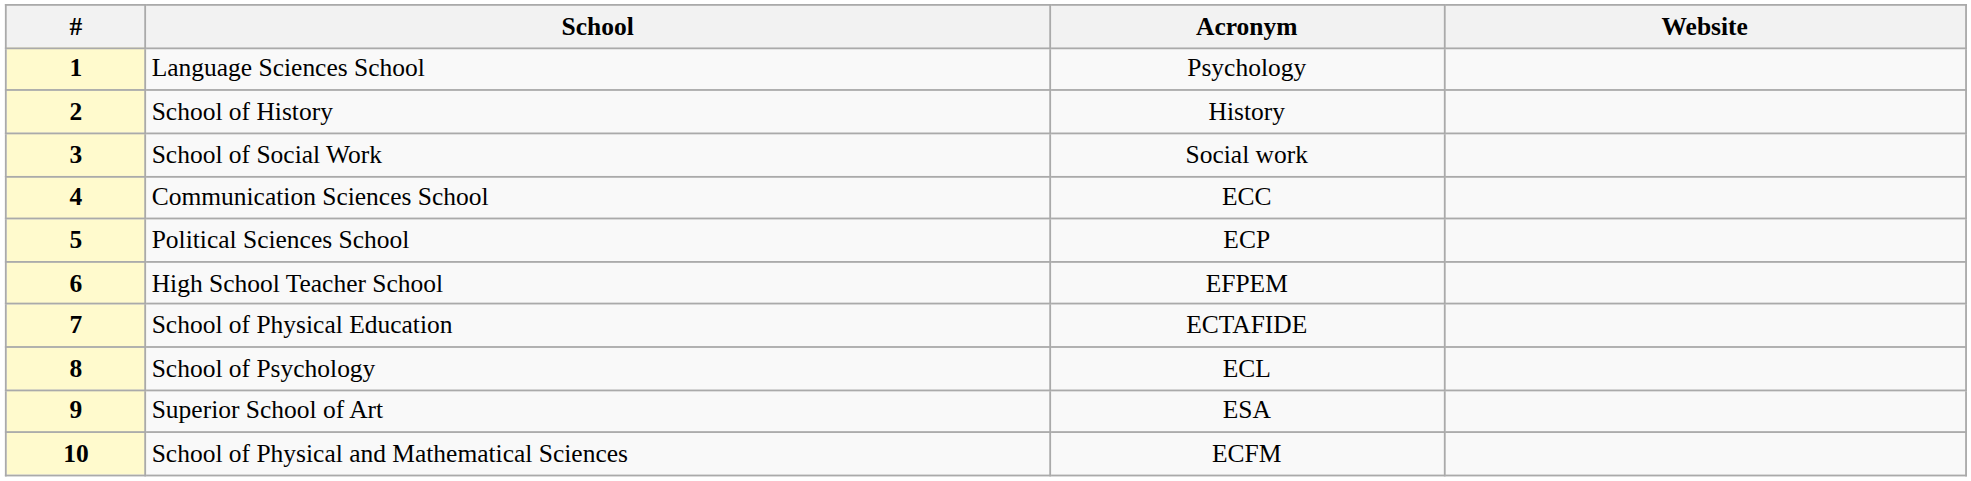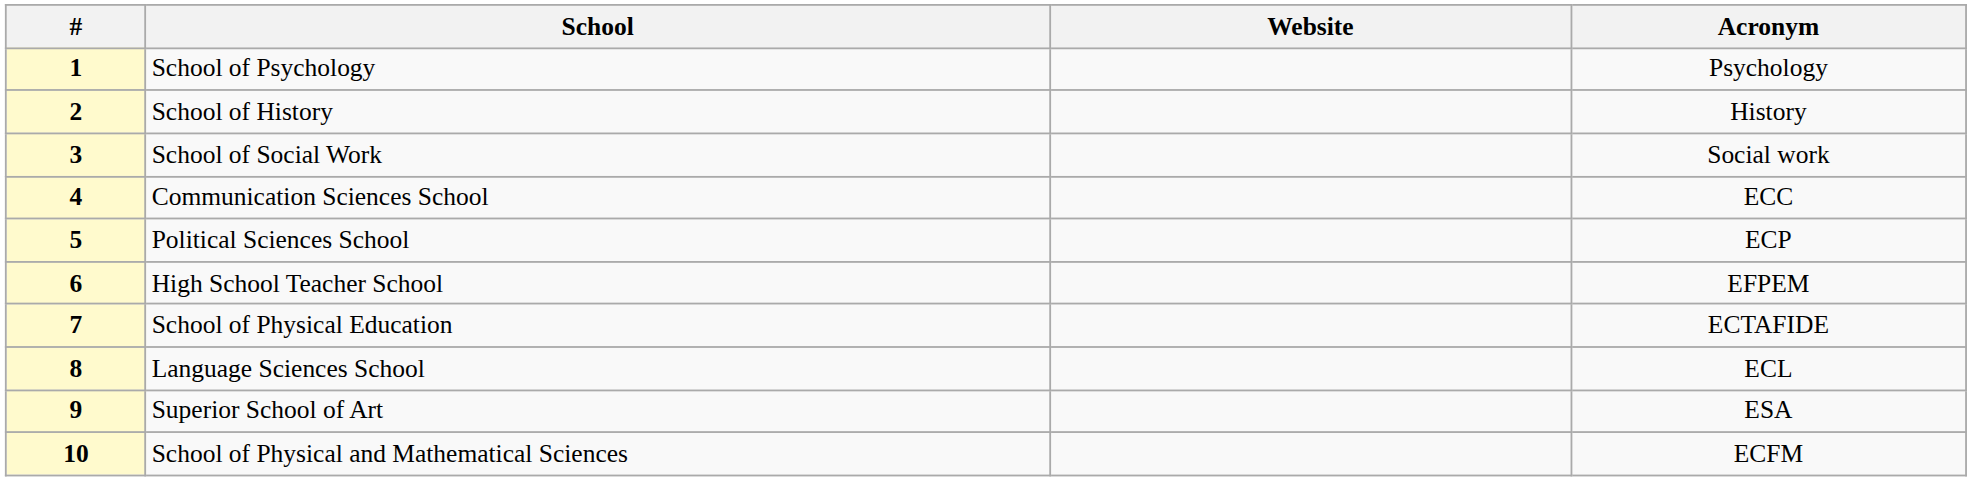columns swapped: (1247, 25) <-> (1705, 25)
(288, 68) Language Sciences School -> (264, 68) School of Psychology
(264, 367) School of Psychology -> (288, 367) Language Sciences School
